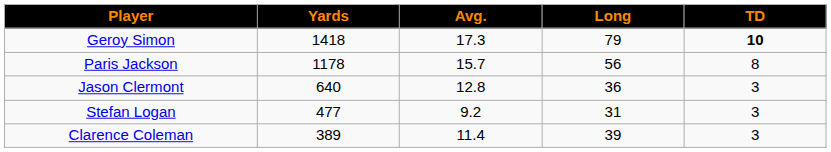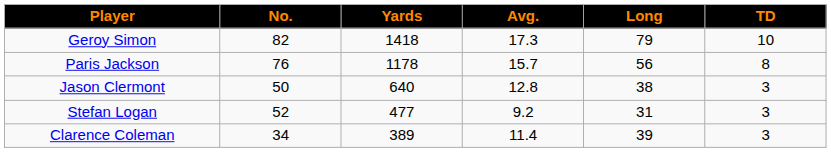+ column: (281, 16)
(755, 40) bold -> (766, 40) normal
(613, 87) 36 -> (644, 87) 38
